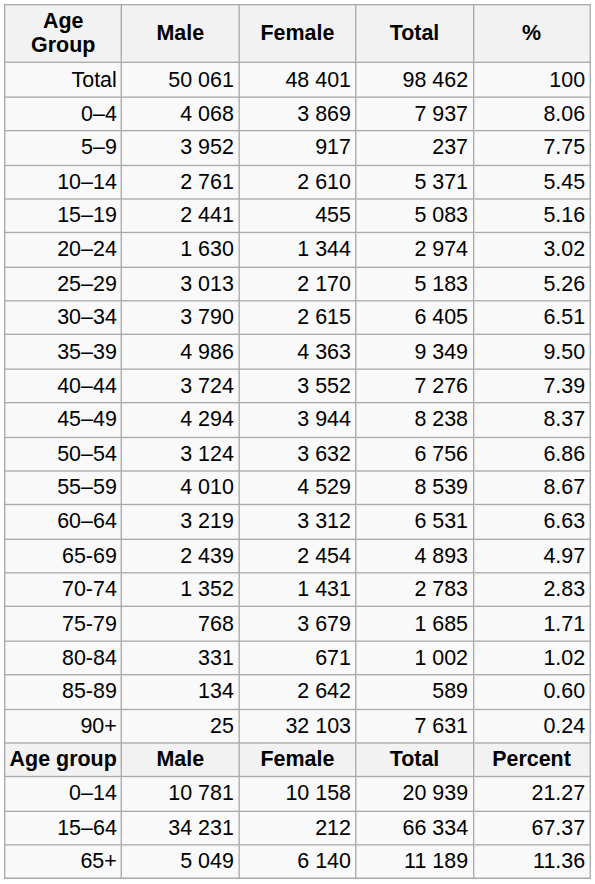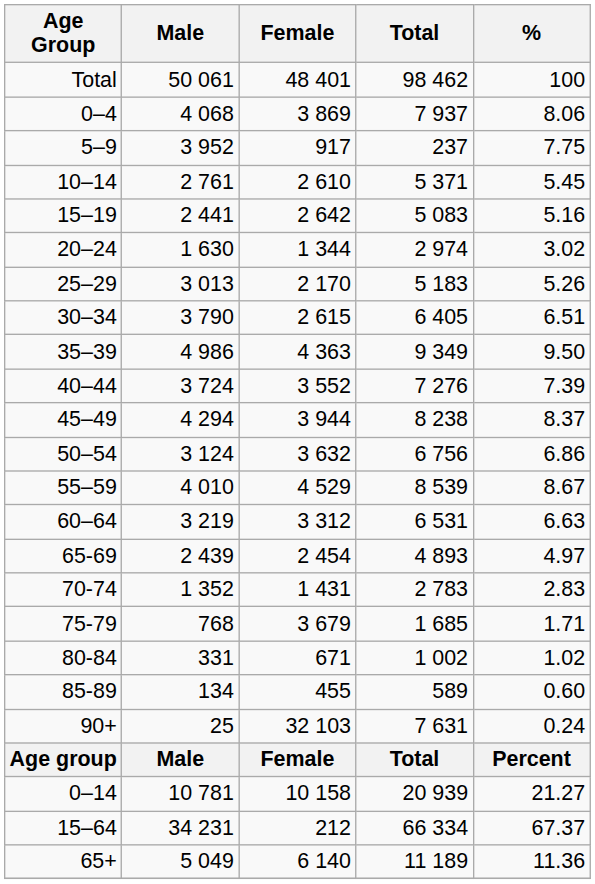(333, 215) 455 -> (324, 215) 2 642
(324, 691) 2 642 -> (333, 691) 455
